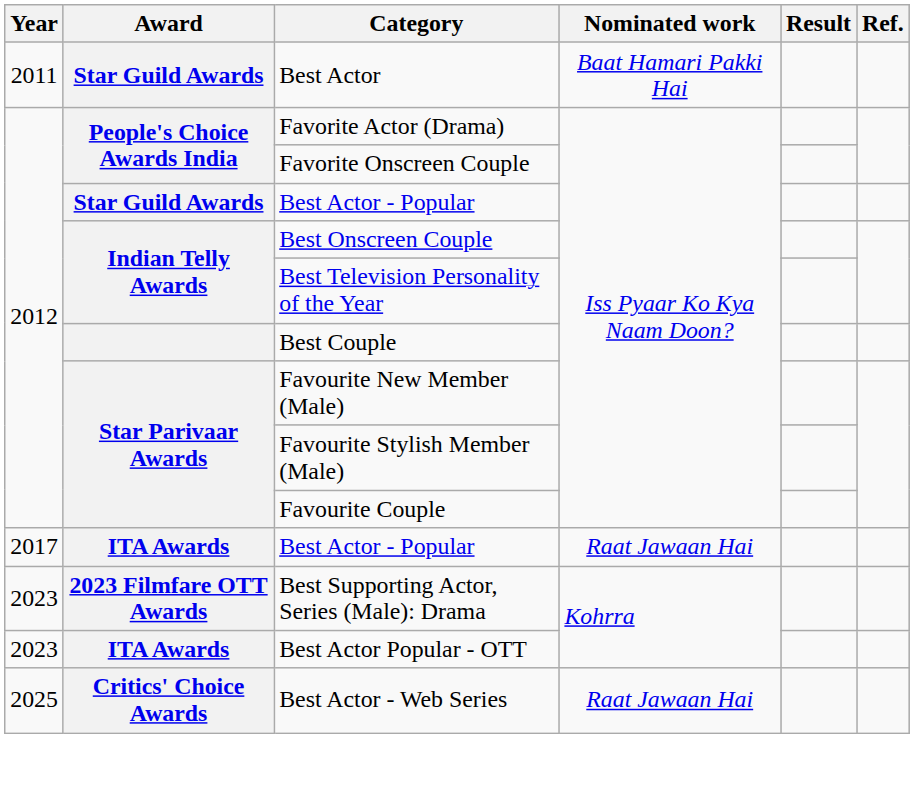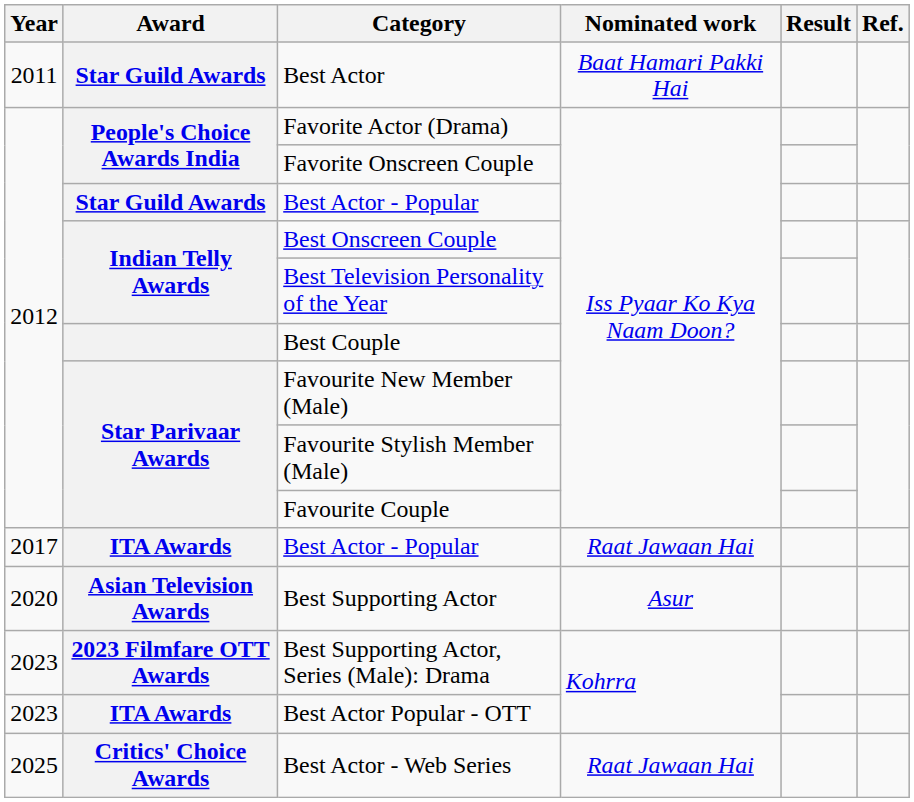+ row: (34, 597)
